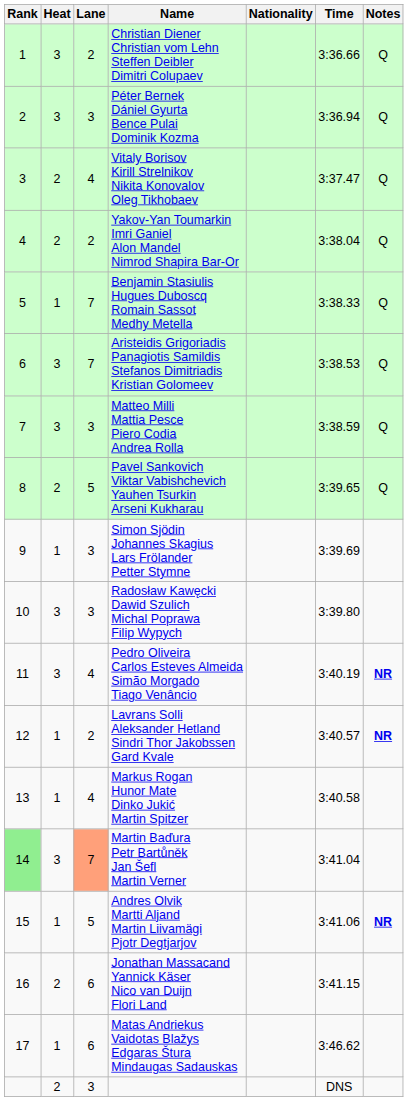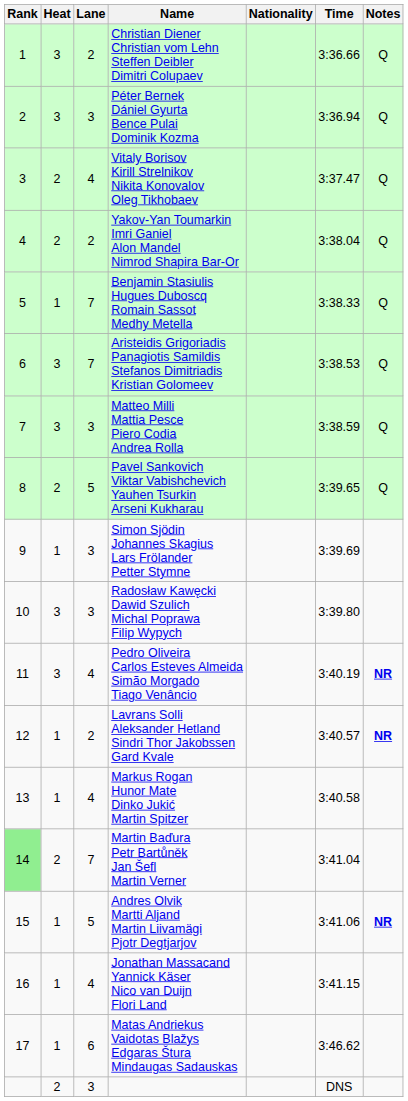(57, 860) 3 -> (57, 860) 2
(91, 860) lightsalmon background -> (91, 860) no background
(57, 983) 2 -> (57, 983) 1
(91, 983) 6 -> (91, 983) 4
